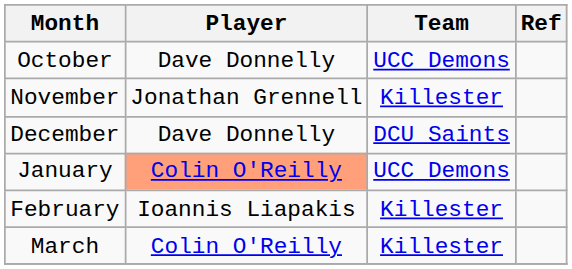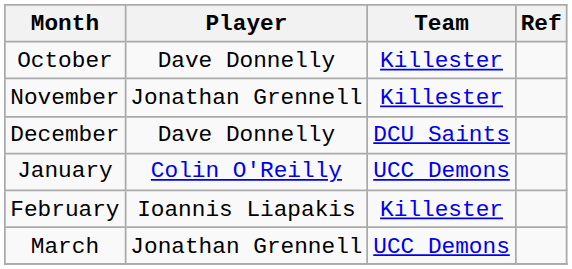(442, 60) UCC Demons -> (442, 60) Killester
(246, 172) lightsalmon background -> (246, 172) no background
(246, 246) Colin O'Reilly -> (246, 246) Jonathan Grennell
(442, 246) Killester -> (442, 246) UCC Demons
